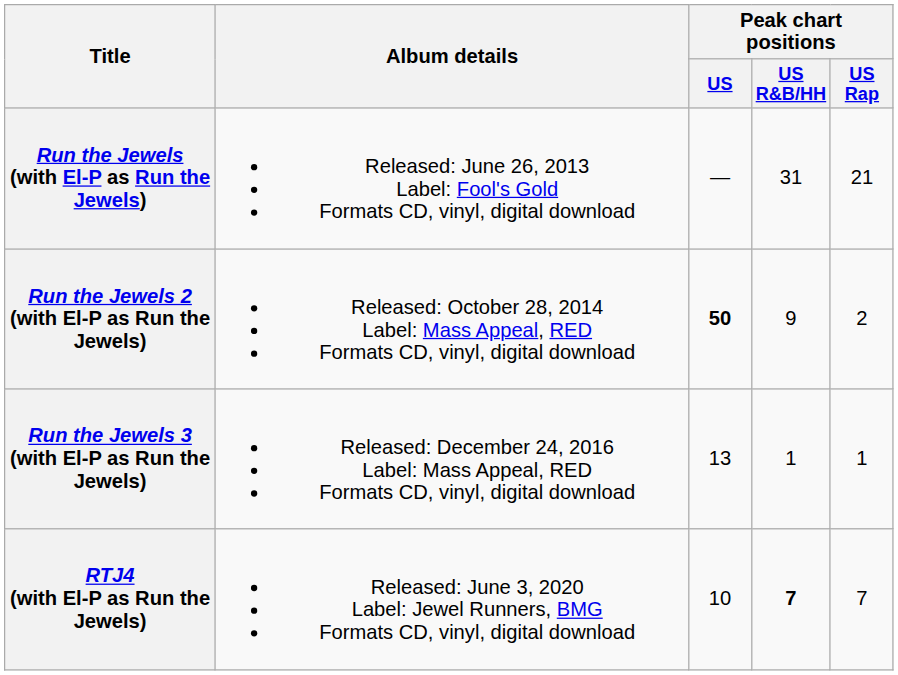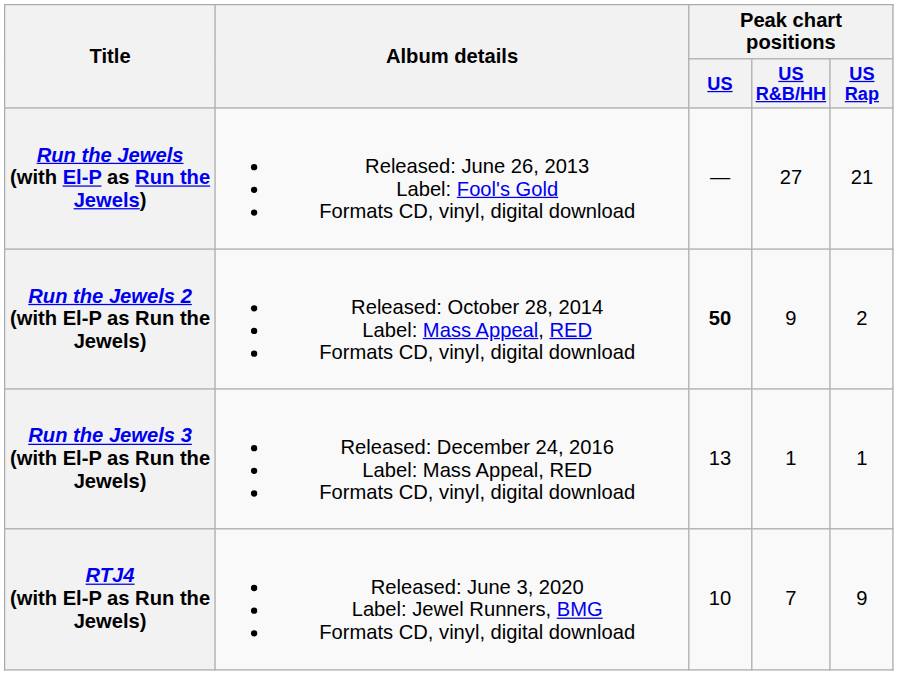(791, 178) 31 -> (791, 178) 27
(791, 599) bold -> (791, 599) normal
(862, 599) 7 -> (862, 599) 9
